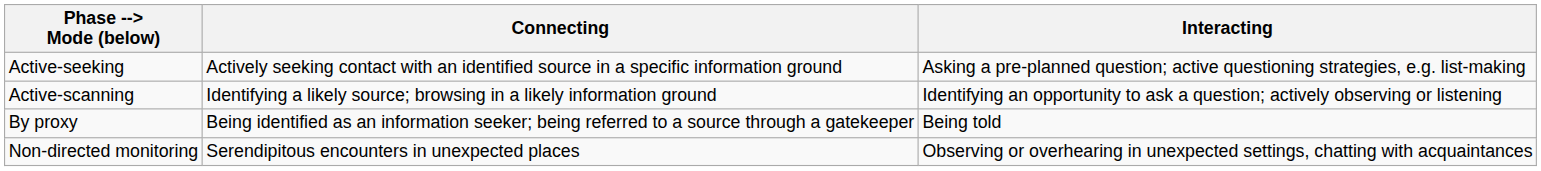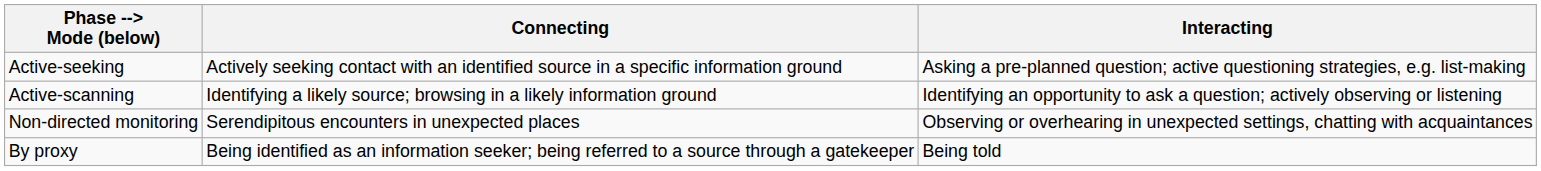rows swapped: (103, 151) <-> (43, 123)
